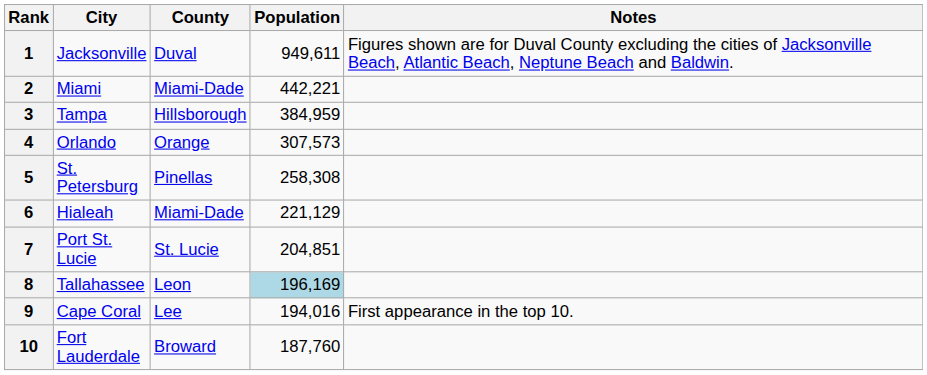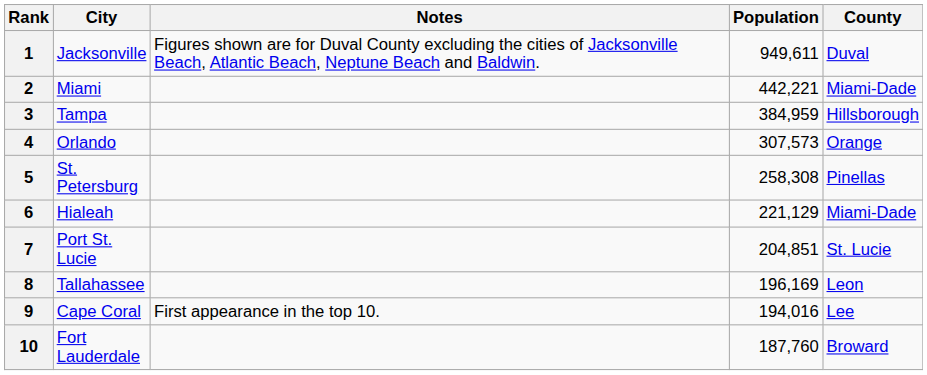columns swapped: (200, 17) <-> (633, 17)
(310, 284) lightblue background -> (789, 284) no background
